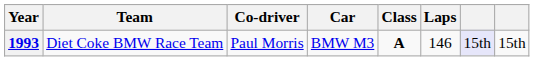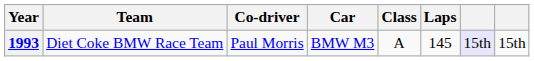(399, 43) bold -> (399, 43) normal
(440, 43) 146 -> (440, 43) 145
